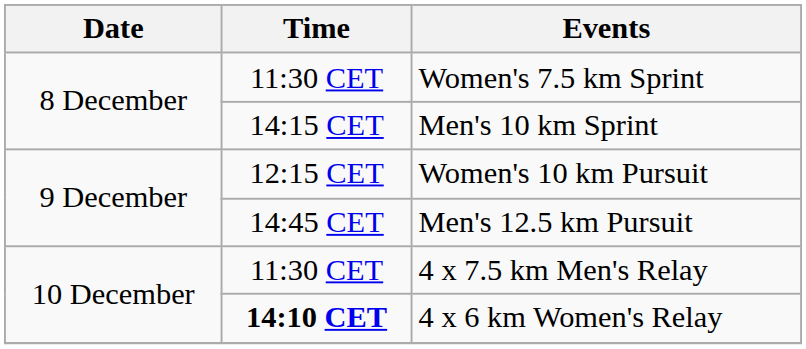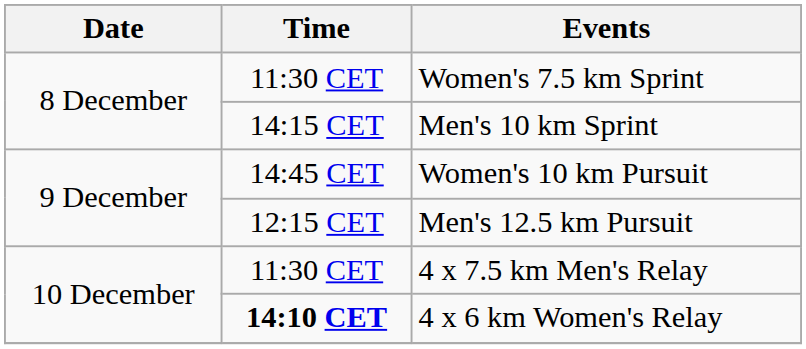(317, 173) 12:15 CET -> (317, 173) 14:45 CET
(317, 221) 14:45 CET -> (317, 221) 12:15 CET
